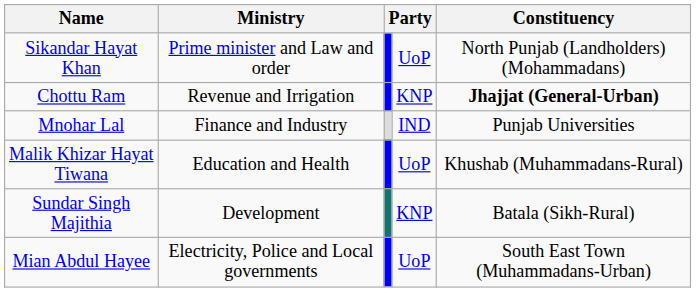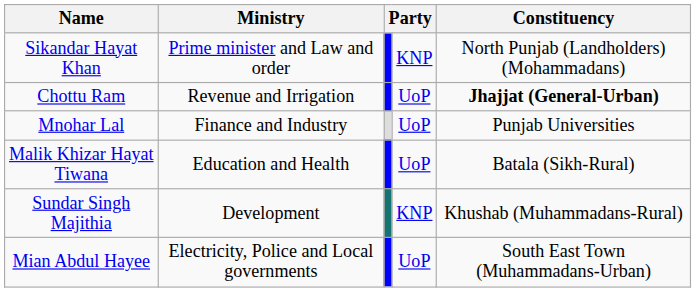(414, 57) UoP -> (414, 57) KNP
(414, 96) KNP -> (414, 96) UoP
(414, 125) IND -> (414, 125) UoP
(564, 164) Khushab (Muhammadans-Rural) -> (564, 164) Batala (Sikh-Rural)
(564, 213) Batala (Sikh-Rural) -> (564, 213) Khushab (Muhammadans-Rural)
